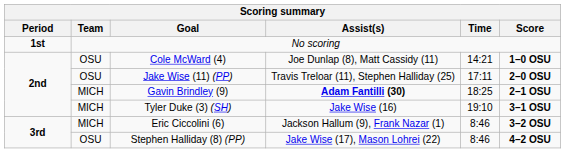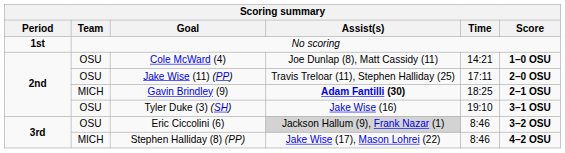(91, 108) MICH -> (91, 108) OSU
(91, 124) MICH -> (91, 124) OSU
(363, 124) no background -> (363, 124) lightgrey background
(91, 140) OSU -> (91, 140) MICH
